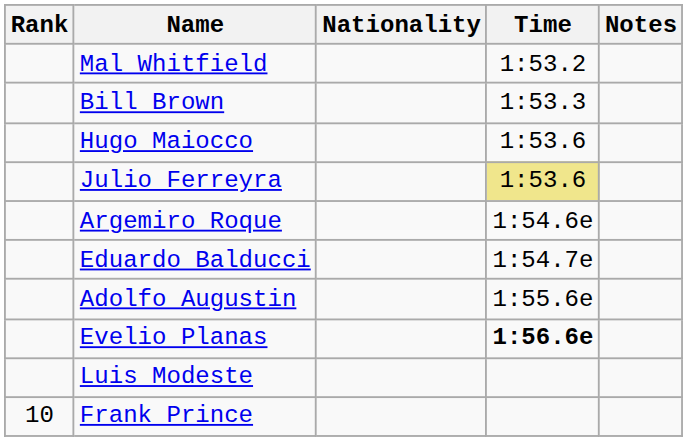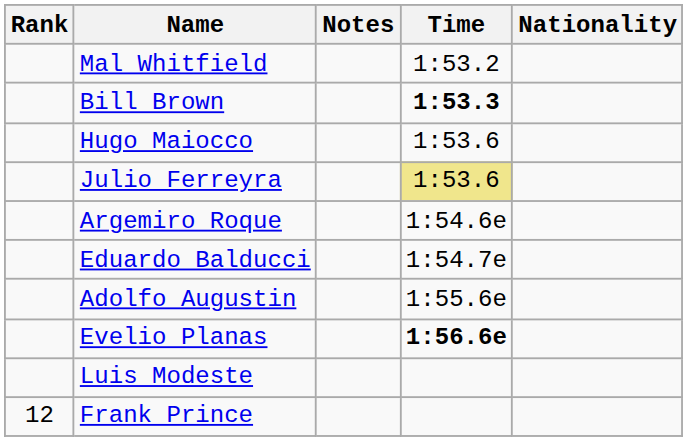columns swapped: (402, 25) <-> (641, 25)
(543, 103) normal -> (456, 103) bold
(40, 416) 10 -> (40, 416) 12
